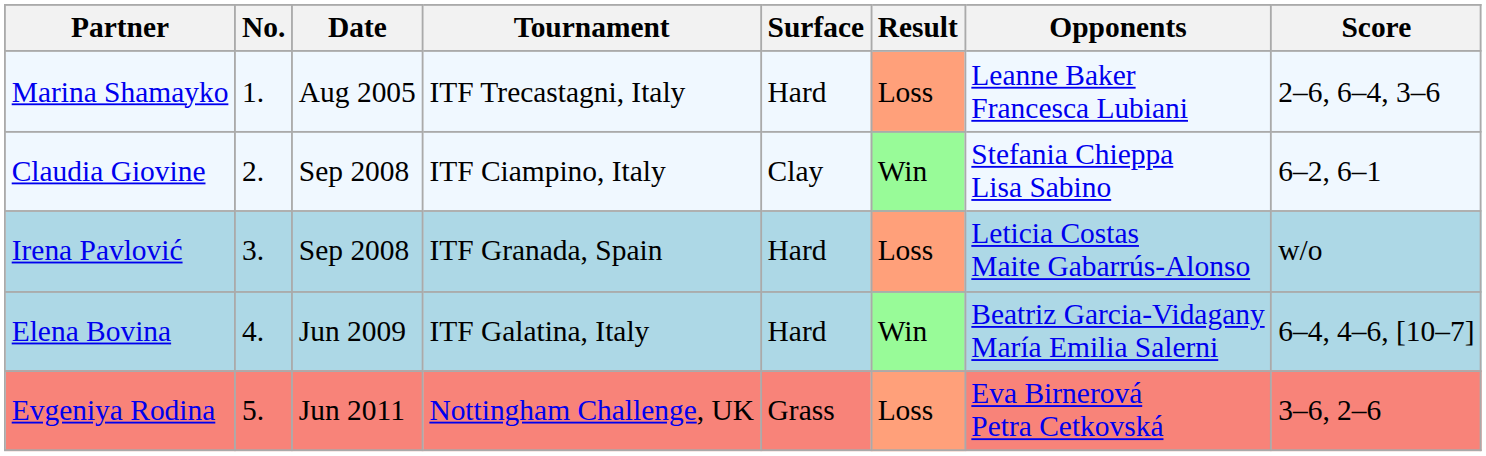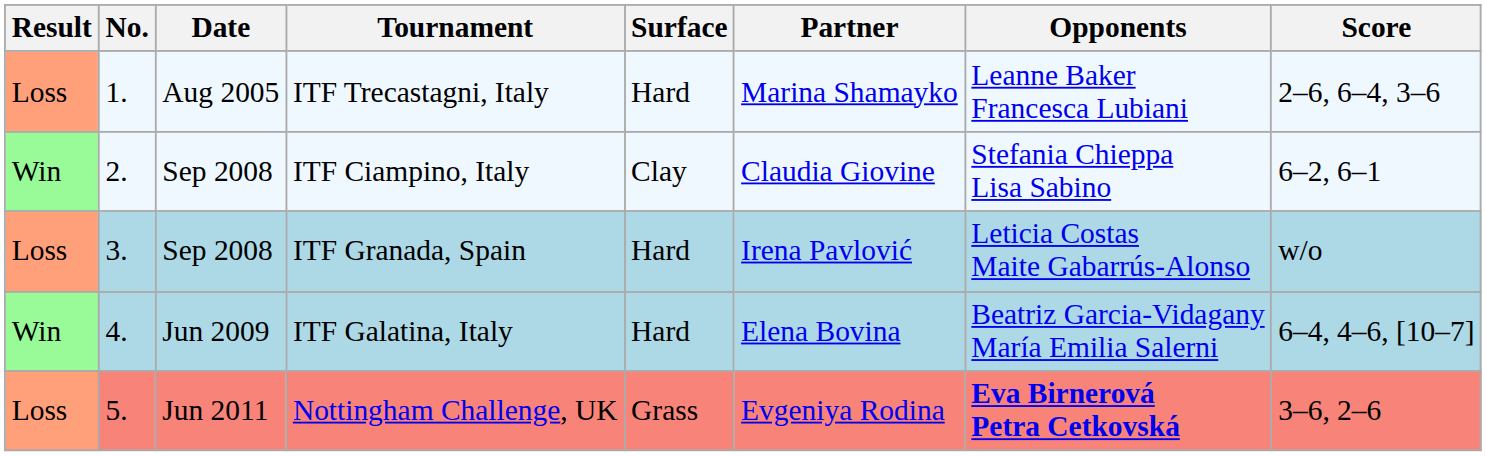columns swapped: (918, 27) <-> (120, 27)
(1067, 410) normal -> (1076, 410) bold
